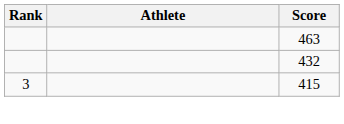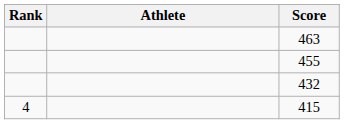+ row: (309, 61)
(26, 84) 3 -> (26, 107) 4
